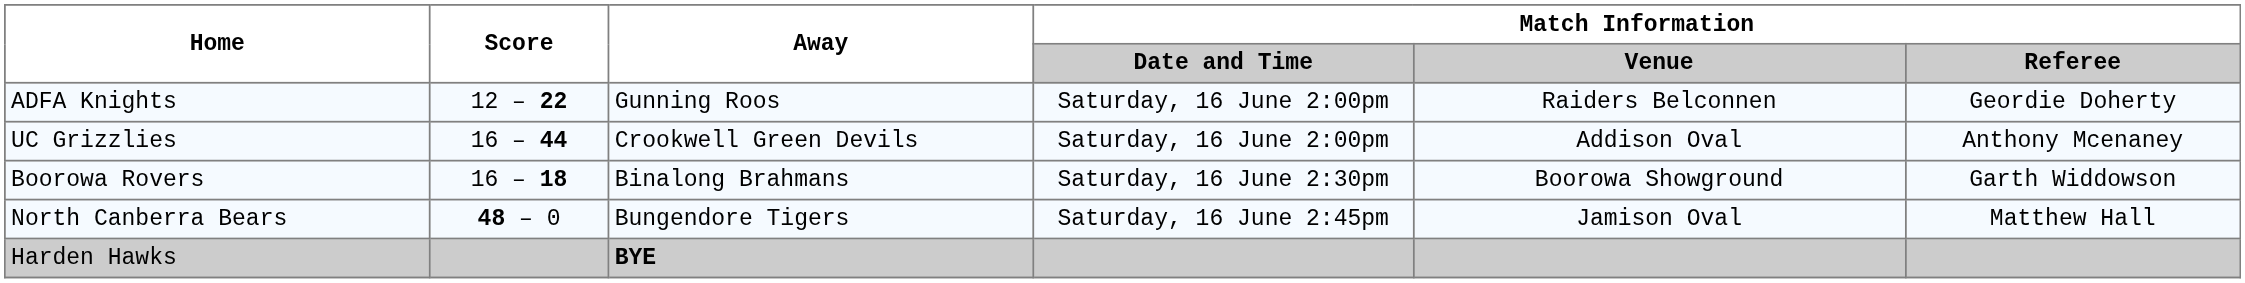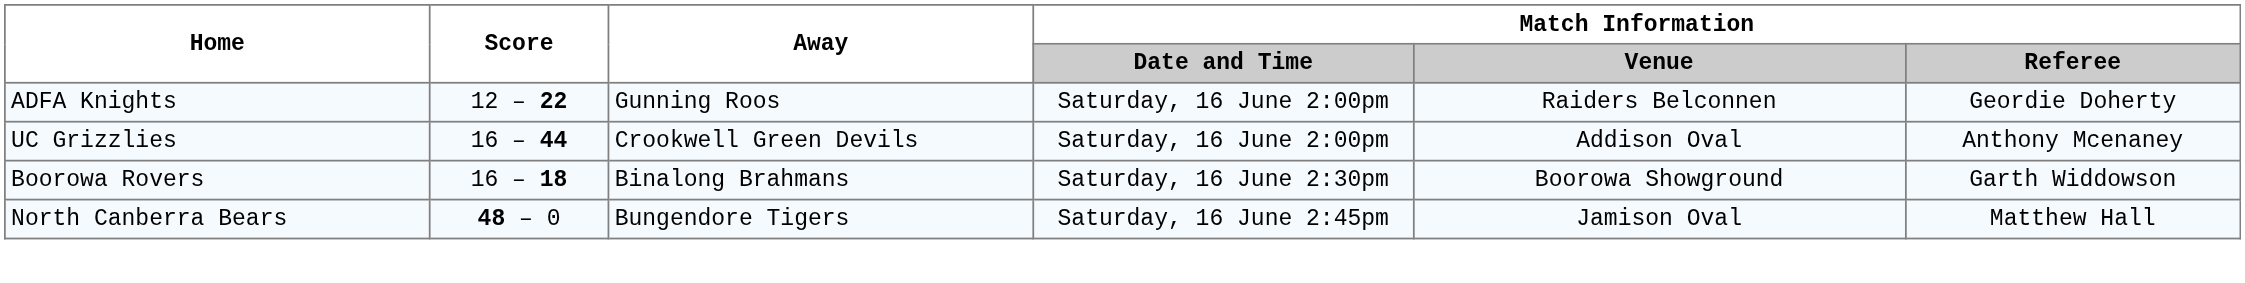- row: (94, 258)
